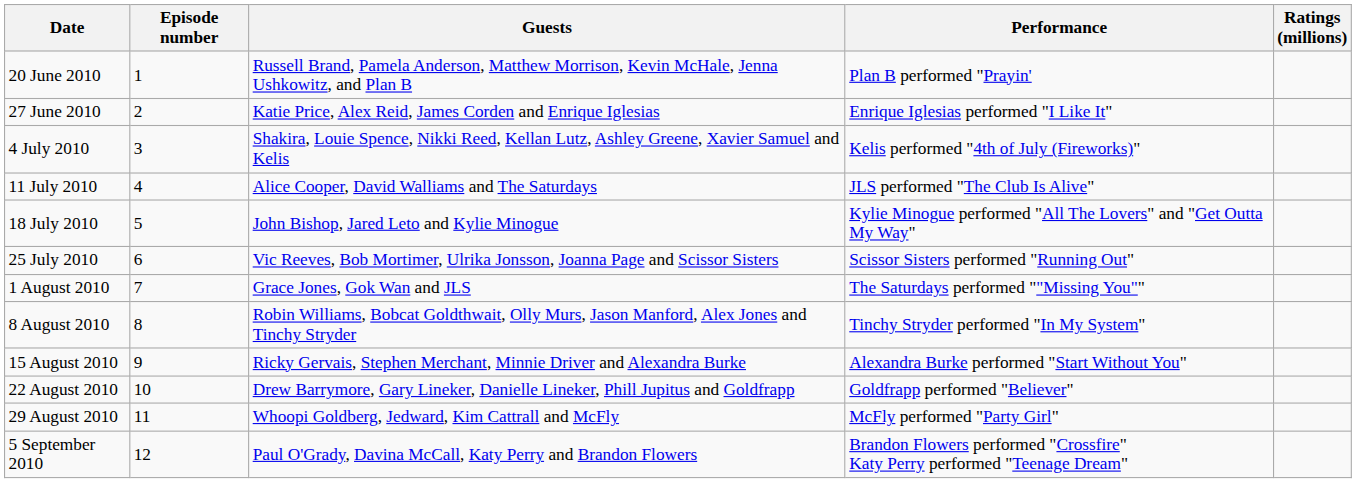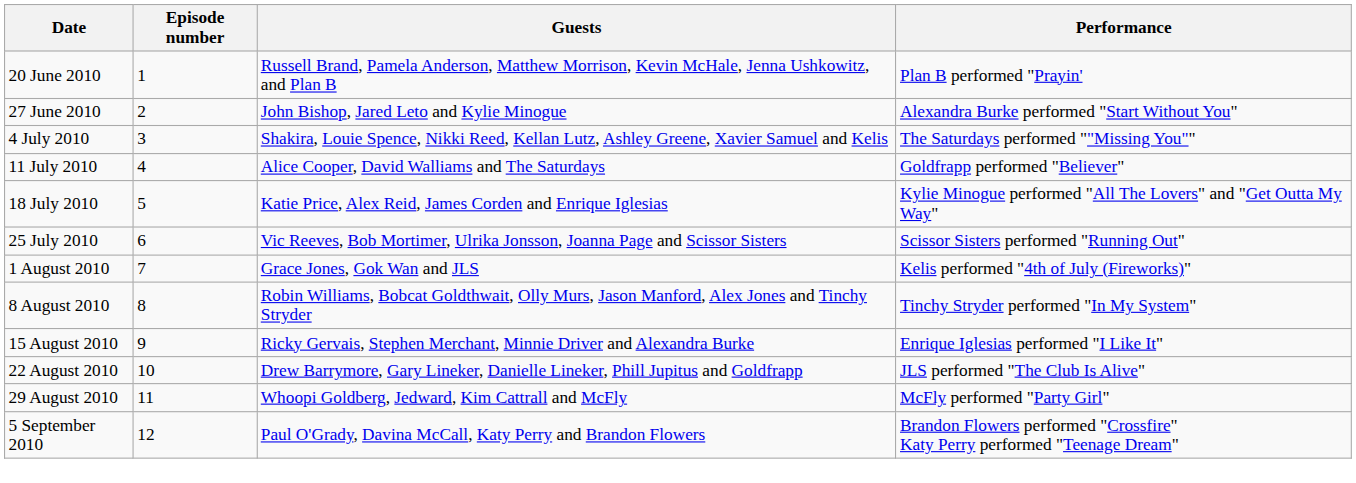- column: (1312, 27)
(456, 111) Katie Price, Alex Reid, James Corden and Enrique Iglesias -> (414, 111) John Bishop, Jared Leto and Kylie Minogue
(981, 111) Enrique Iglesias performed "I Like It" -> (1069, 111) Alexandra Burke performed "Start Without You"
(995, 149) Kelis performed "4th of July (Fireworks)" -> (1048, 139) The Saturdays performed ""Missing You""
(972, 186) JLS performed "The Club Is Alive" -> (1012, 166) Goldfrapp performed "Believer"
(406, 223) John Bishop, Jared Leto and Kylie Minogue -> (464, 203) Katie Price, Alex Reid, James Corden and Enrique Iglesias
(997, 287) The Saturdays performed ""Missing You"" -> (1046, 268) Kelis performed "4th of July (Fireworks)"
(1018, 362) Alexandra Burke performed "Start Without You" -> (1032, 342) Enrique Iglesias performed "I Like It"
(961, 389) Goldfrapp performed "Believer" -> (1023, 370) JLS performed "The Club Is Alive"
